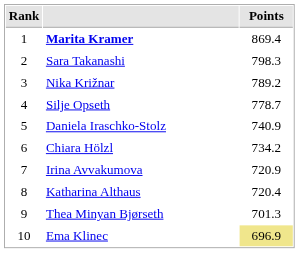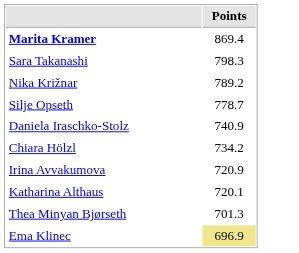- column: (24, 16)
(266, 192) 720.4 -> (229, 192) 720.1
